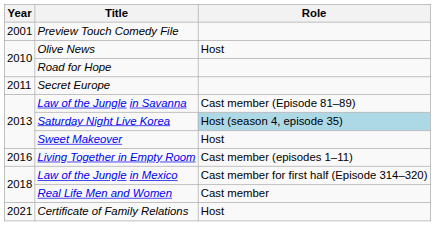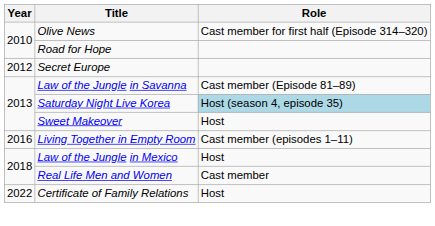- row: (108, 31)
(212, 49) Host -> (314, 31) Cast member for first half (Episode 314–320)
(19, 85) 2011 -> (20, 67) 2012
(314, 175) Cast member for first half (Episode 314–320) -> (212, 157) Host
(20, 211) 2021 -> (20, 193) 2022
